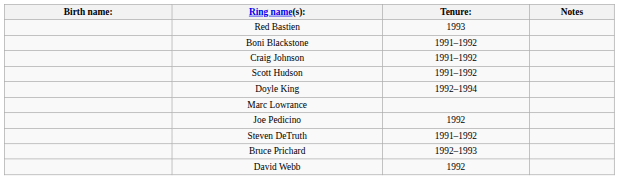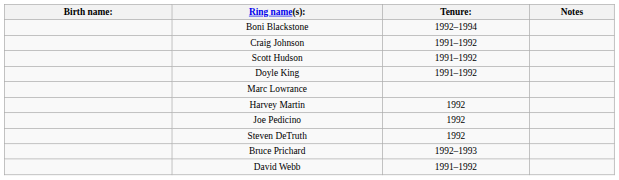- row: (277, 27)
(456, 42) 1991–1992 -> (456, 27) 1992–1994
(456, 89) 1992–1994 -> (456, 73) 1991–1992
+ row: (277, 104)
(456, 135) 1991–1992 -> (456, 135) 1992
(456, 166) 1992 -> (456, 166) 1991–1992
